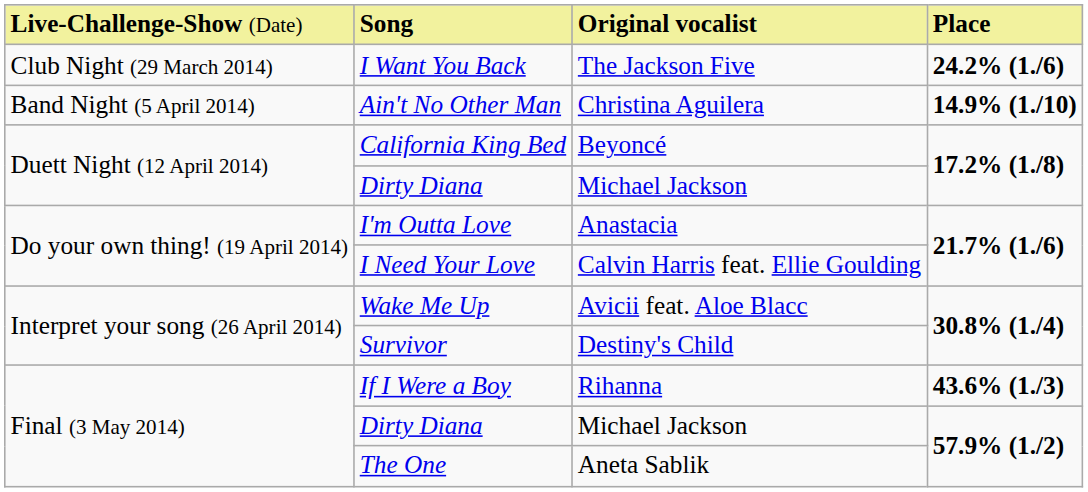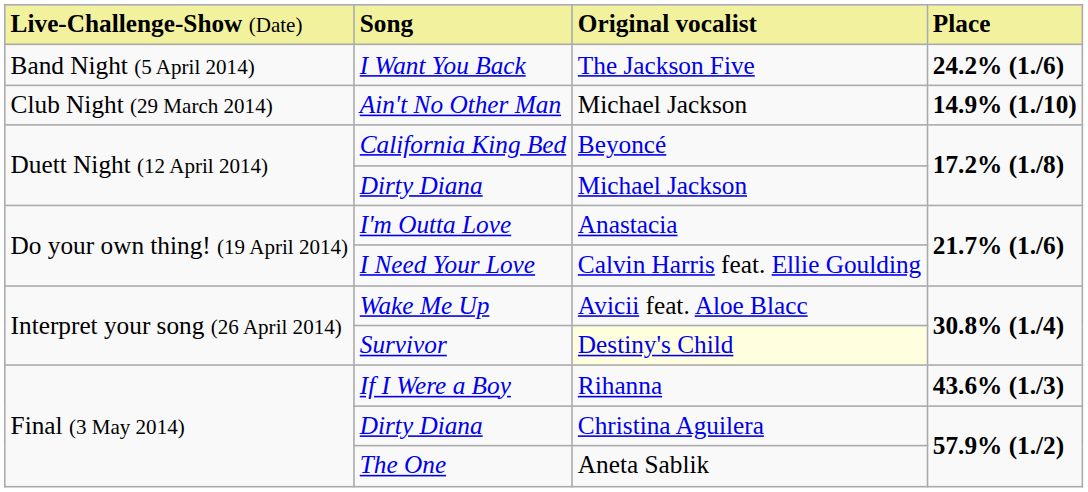(142, 64) Club Night (29 March 2014) -> (133, 64) Band Night (5 April 2014)
(133, 104) Band Night (5 April 2014) -> (142, 104) Club Night (29 March 2014)
(671, 104) Christina Aguilera -> (662, 104) Michael Jackson
(656, 345) no background -> (656, 345) lightyellow background
(662, 425) Michael Jackson -> (671, 425) Christina Aguilera
